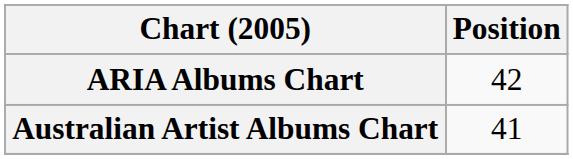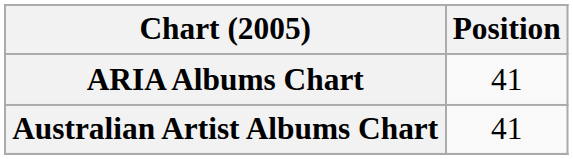(507, 79) 42 -> (507, 79) 41
